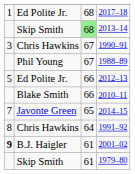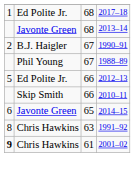(40, 29) Skip Smith -> (47, 29) Javonte Green
(89, 29) lightgreen background -> (89, 29) no background
(9, 45) 3 -> (9, 45) 2
(48, 45) Chris Hawkins -> (42, 45) B.J. Haigler
(43, 95) Blake Smith -> (40, 95) Skip Smith
(9, 111) 7 -> (9, 111) 6
(89, 128) 64 -> (89, 128) 63
(42, 144) B.J. Haigler -> (48, 144) Chris Hawkins
- row: (113, 161)
